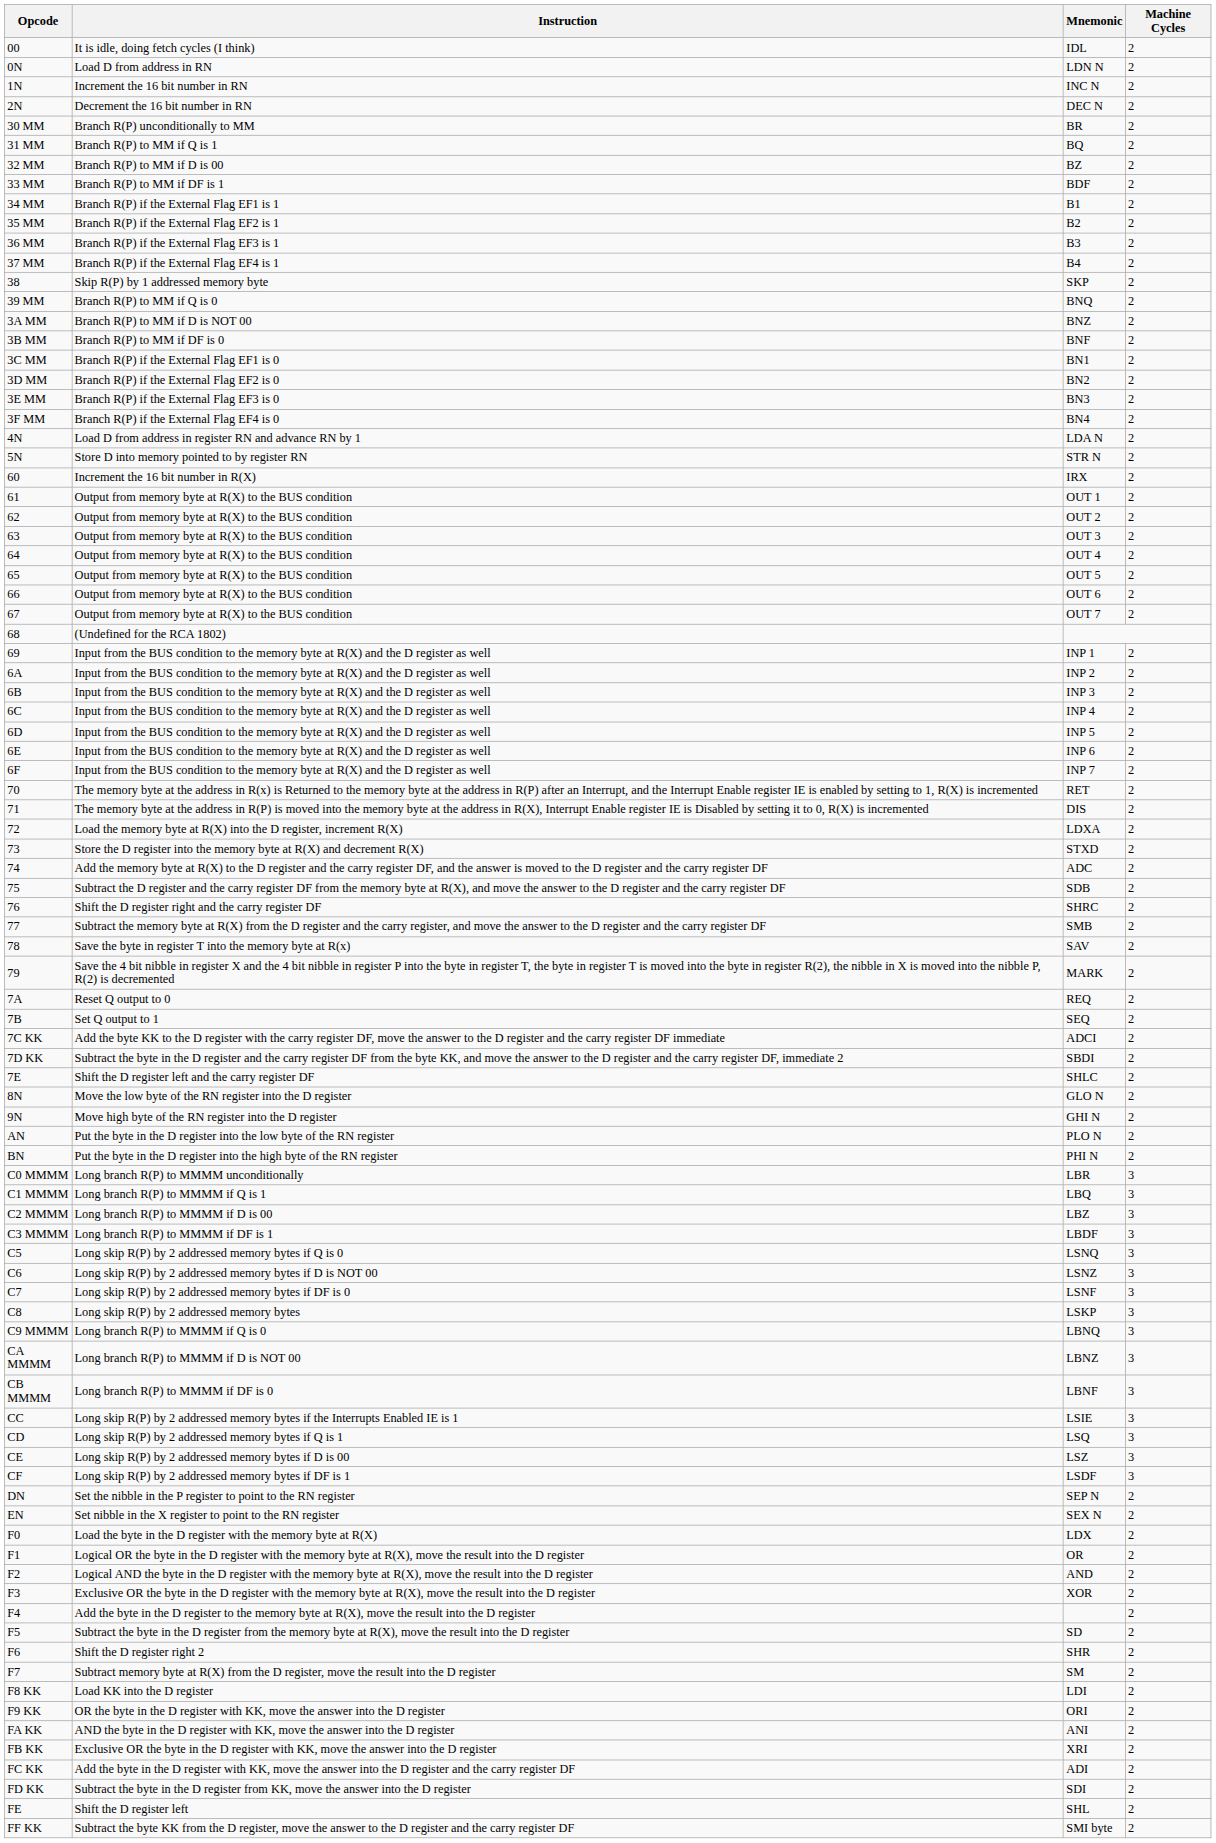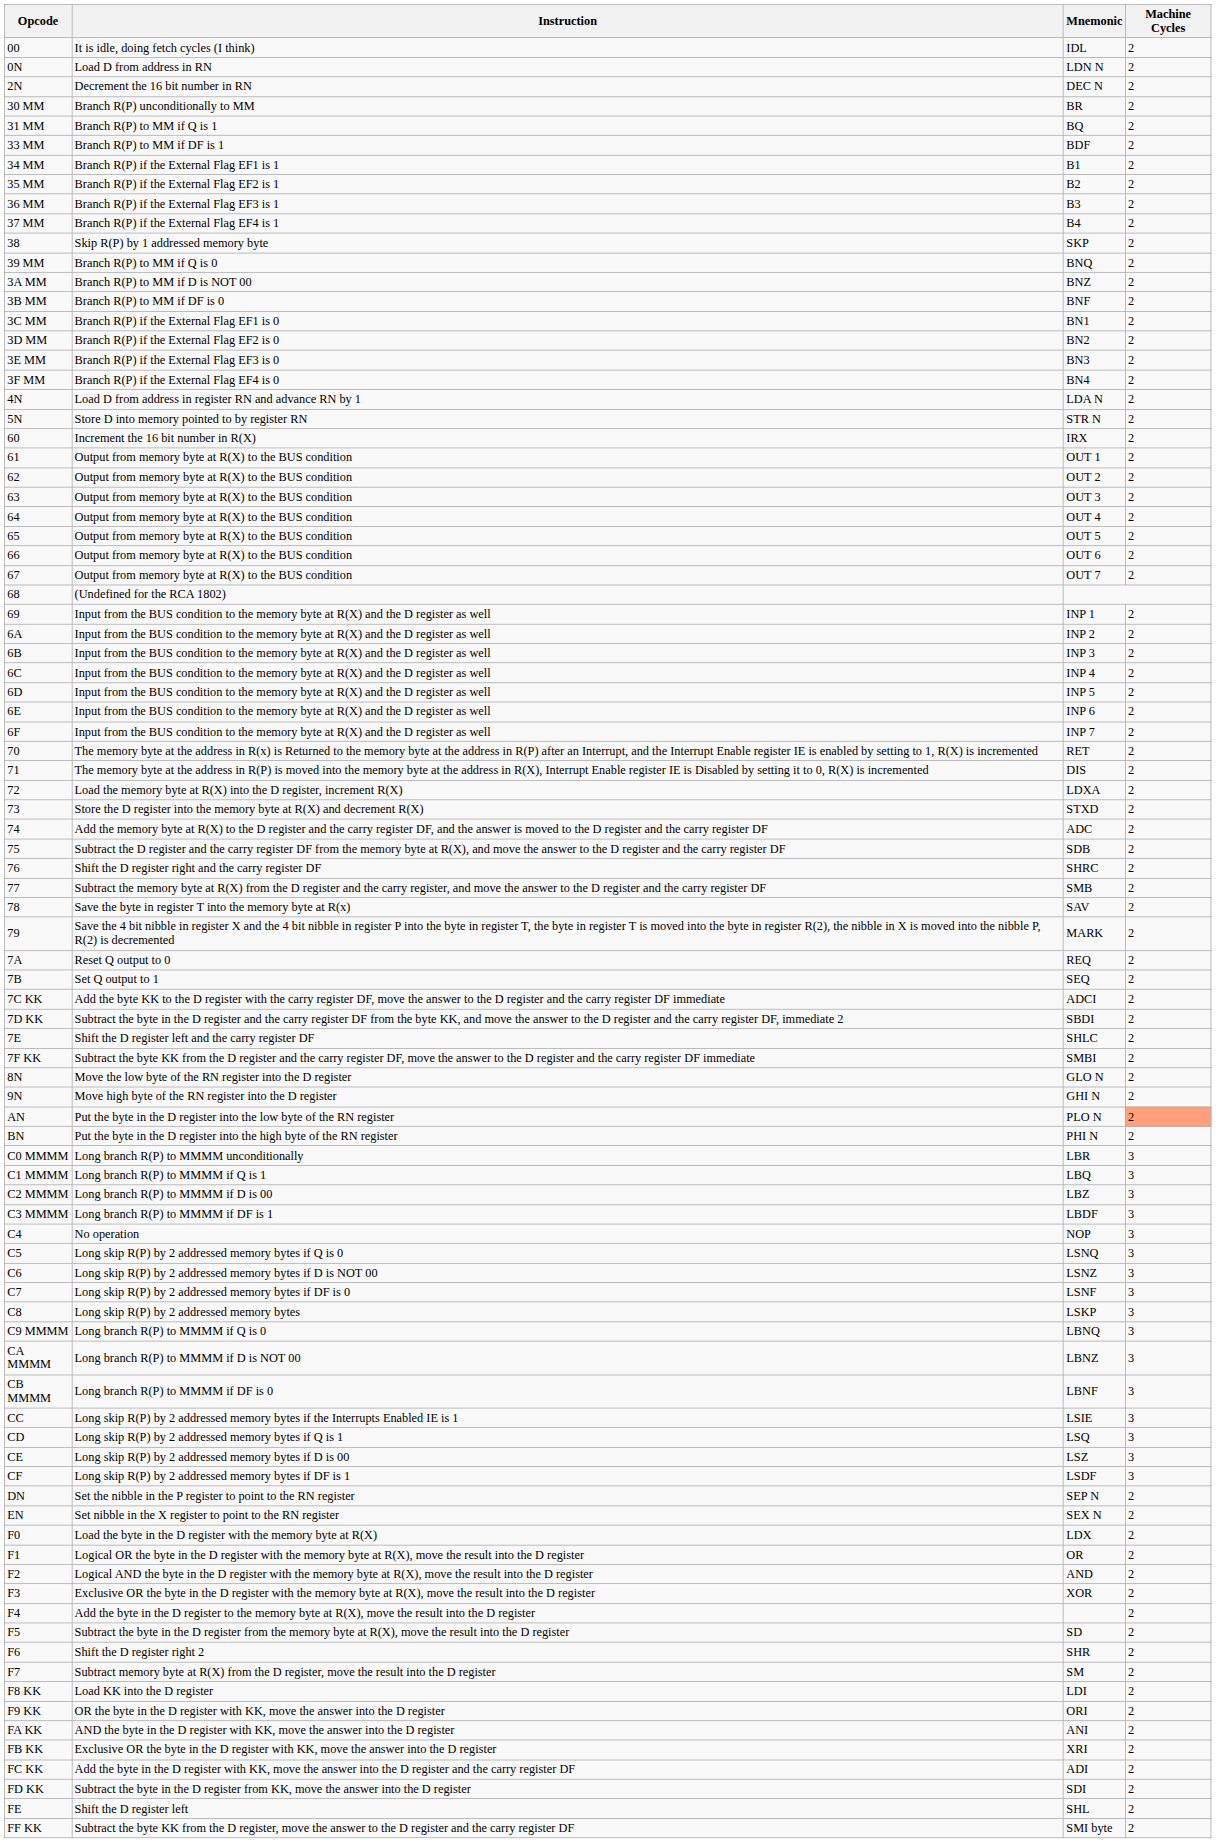- row: (15, 86)
- row: (26, 164)
+ row: (24, 1058)
(1131, 1136) no background -> (1131, 1116) lightsalmon background
+ row: (14, 1233)
